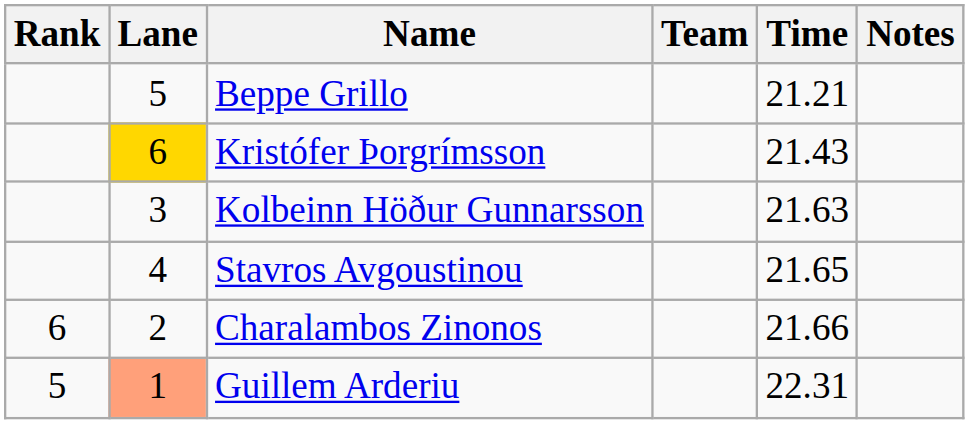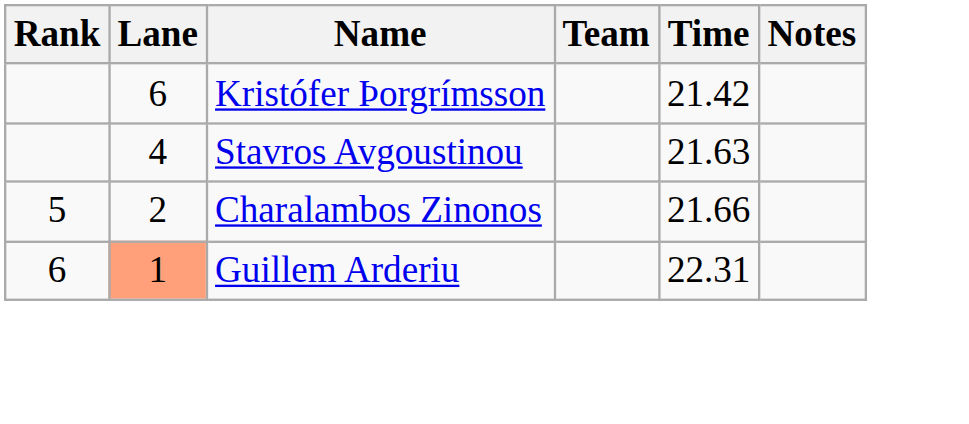- row: (311, 92)
(158, 151) gold background -> (158, 92) no background
(807, 151) 21.43 -> (709, 92) 21.42
- row: (430, 210)
(807, 269) 21.65 -> (709, 151) 21.63
(57, 328) 6 -> (57, 210) 5
(57, 387) 5 -> (57, 269) 6
